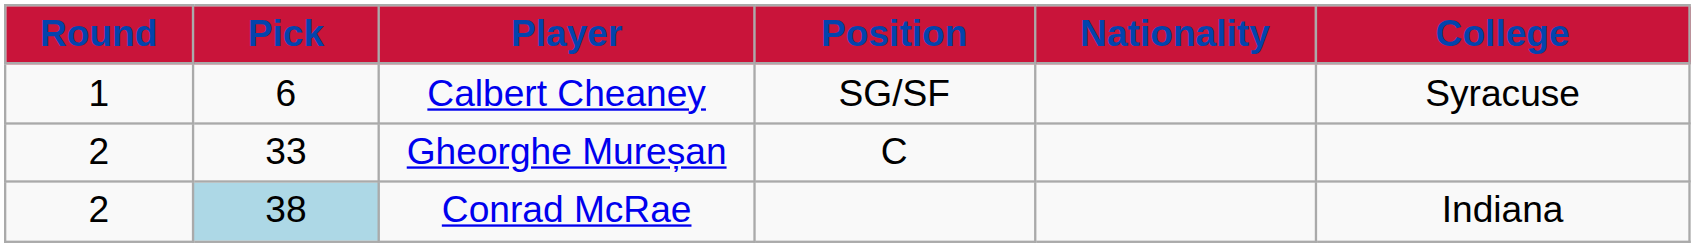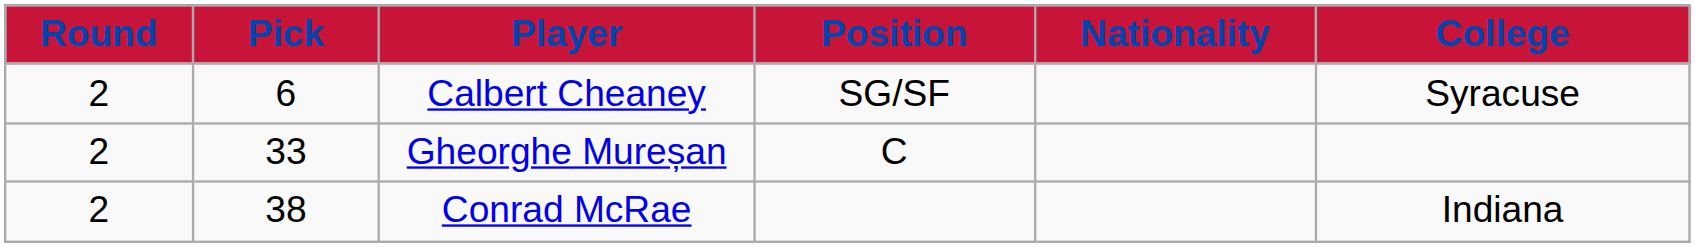(99, 92) 1 -> (99, 92) 2
(286, 210) lightblue background -> (286, 210) no background
